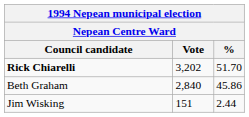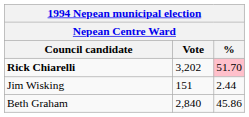(229, 67) no background -> (229, 67) pink background
rows swapped: (37, 85) <-> (36, 103)
